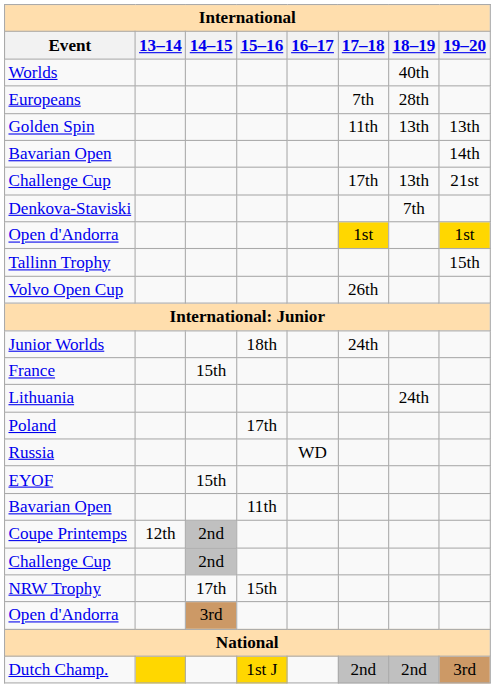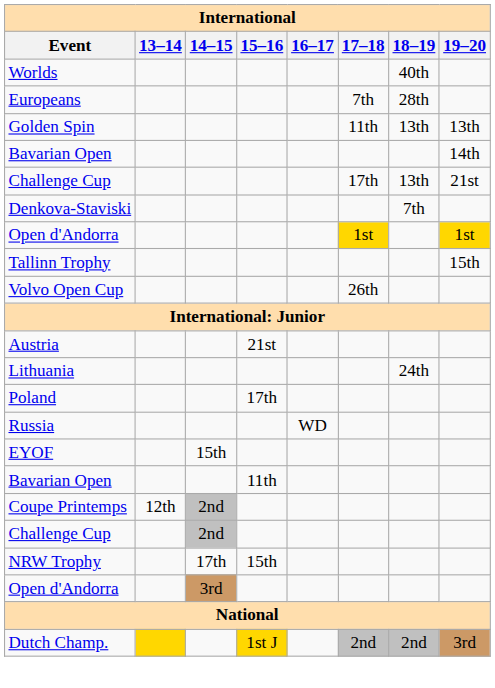- row: (56, 343)
+ row: (34, 343)
- row: (32, 371)
